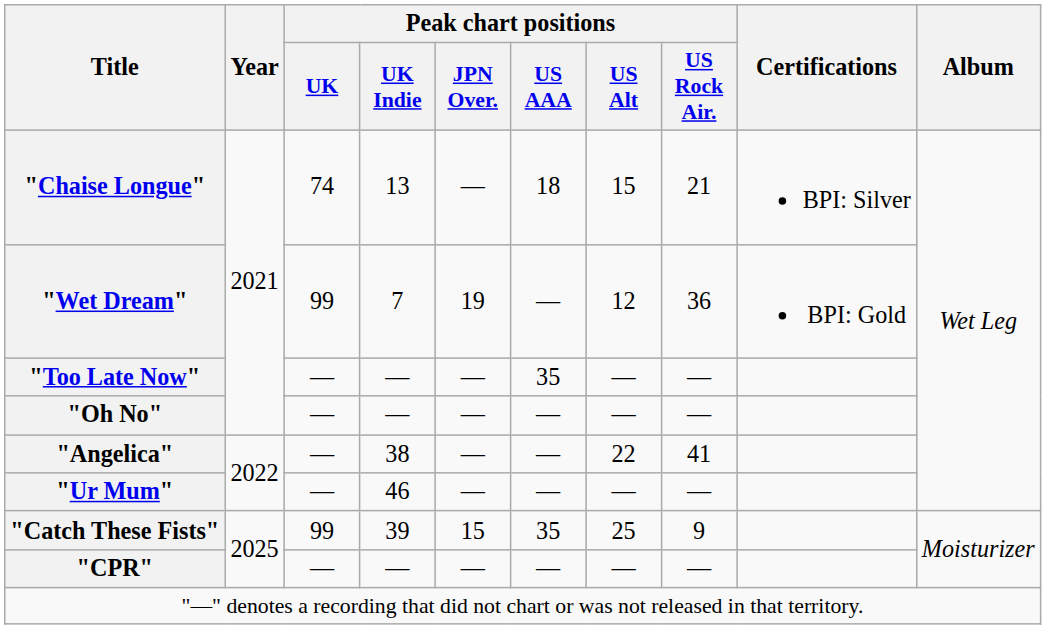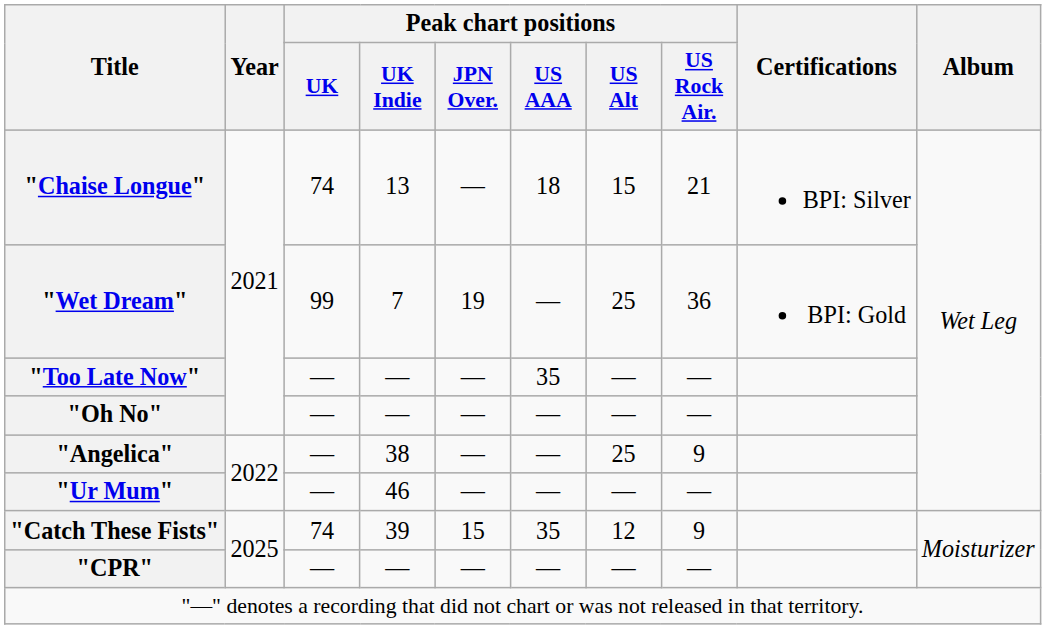(624, 300) 12 -> (624, 300) 25
(624, 453) 22 -> (624, 453) 25
(699, 453) 41 -> (699, 453) 9
(322, 530) 99 -> (322, 530) 74
(624, 530) 25 -> (624, 530) 12
